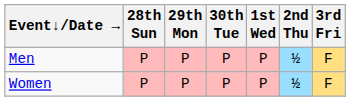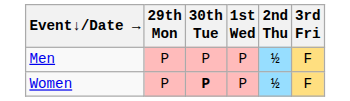- column: (144, 26)
(226, 84) normal -> (206, 84) bold
